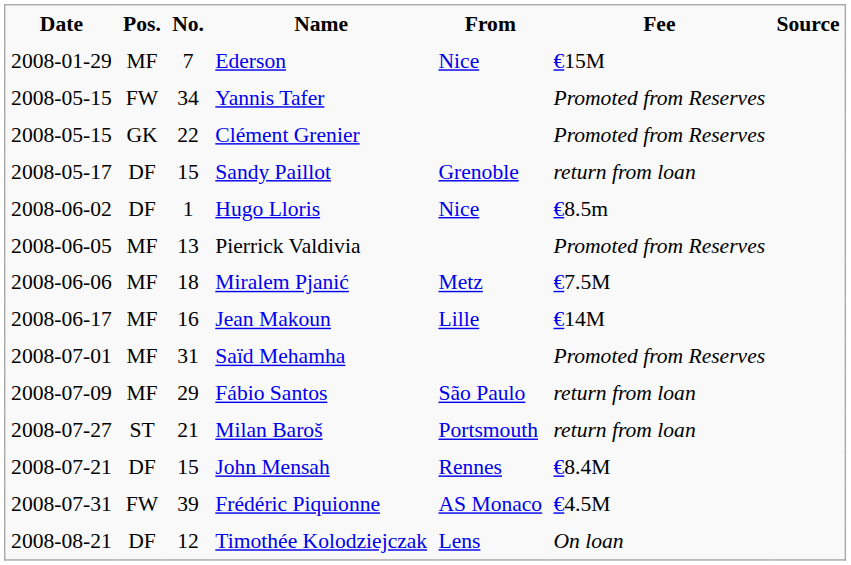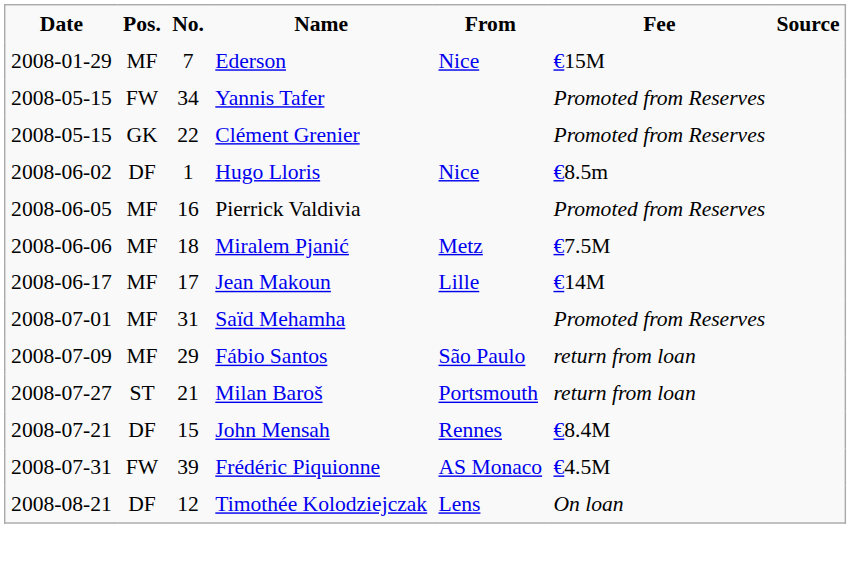- row: (273, 171)
(188, 245) 13 -> (188, 208) 16
(188, 319) 16 -> (188, 282) 17
